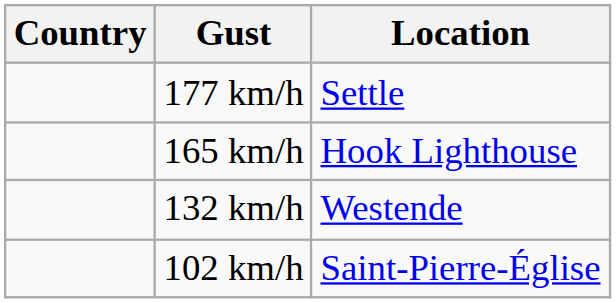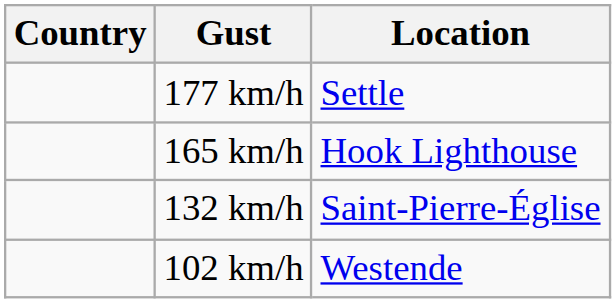(392, 208) Westende -> (461, 208) Saint-Pierre-Église
(461, 267) Saint-Pierre-Église -> (392, 267) Westende
